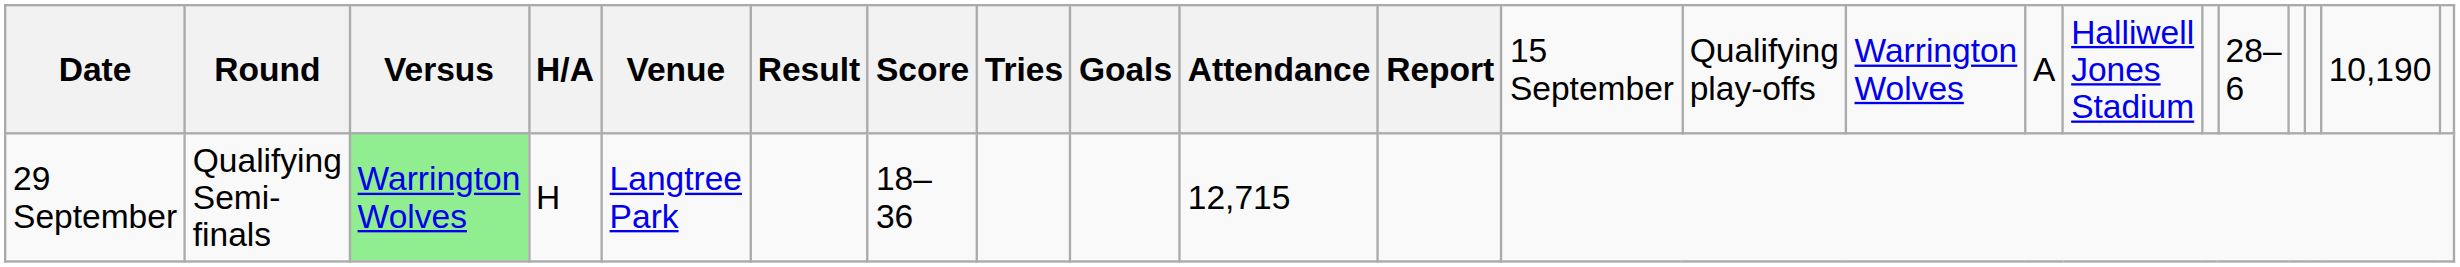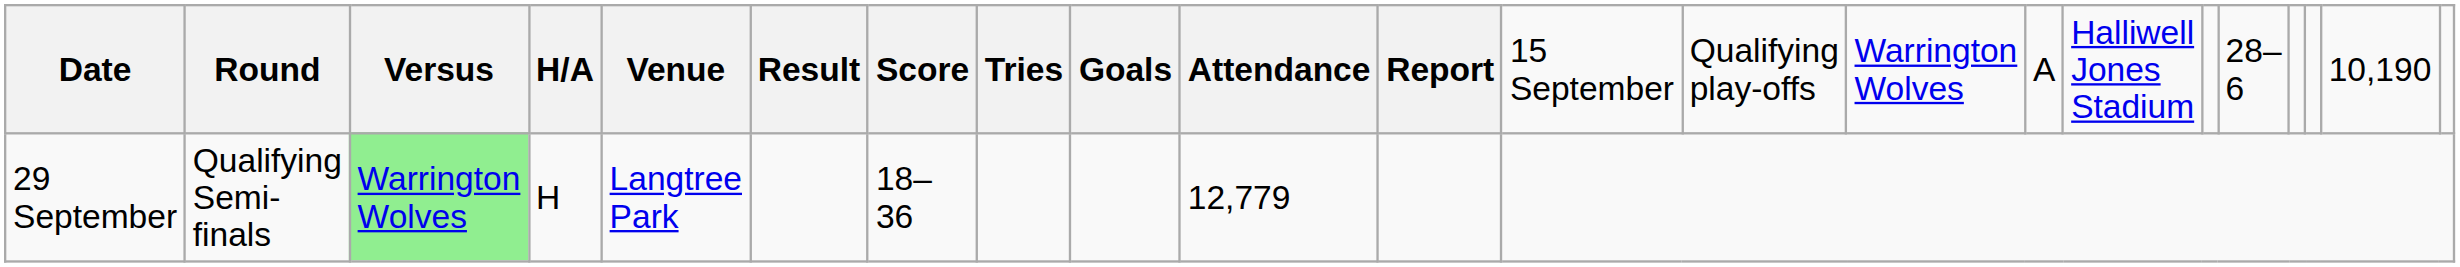(1239, 197) 12,715 -> (1239, 197) 12,779
